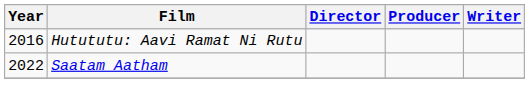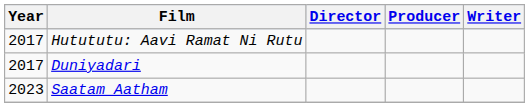(26, 41) 2016 -> (26, 41) 2017
+ row: (96, 65)
(26, 65) 2022 -> (26, 90) 2023
